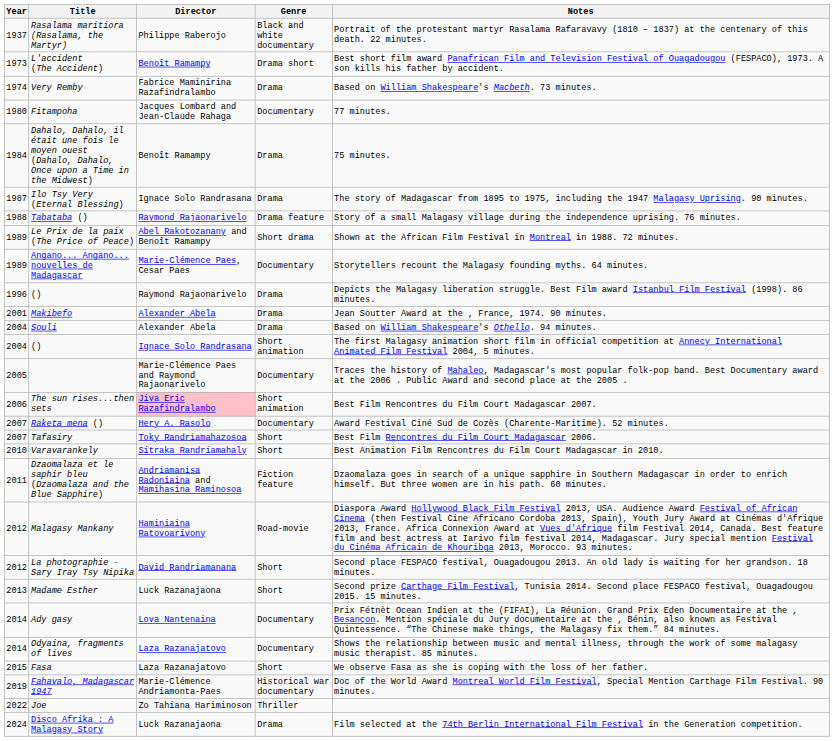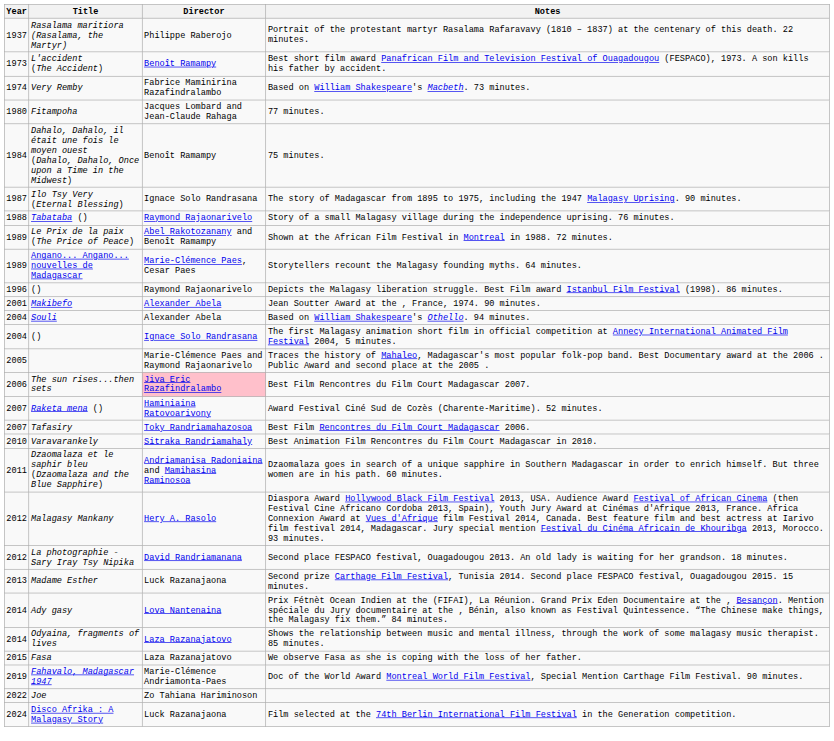- column: (294, 11)
(174, 423) Hery A. Rasolo -> (178, 408) Haminiaina Ratovoarivony
(172, 529) Haminiaina Ratovoarivony -> (180, 519) Hery A. Rasolo
